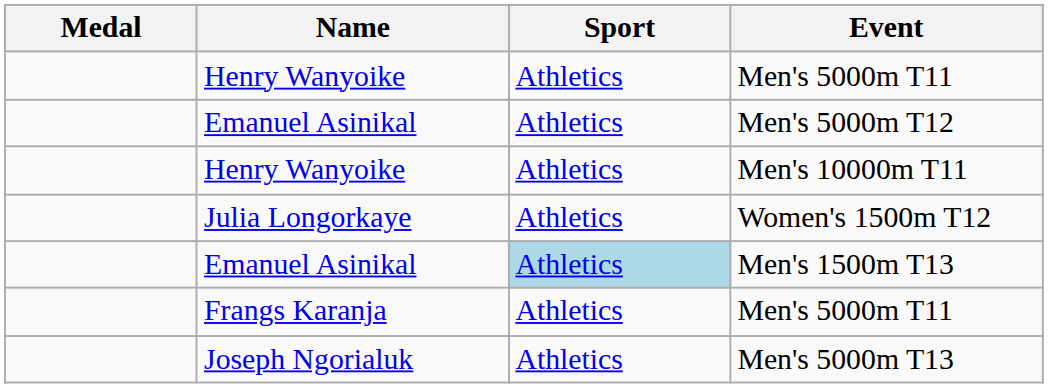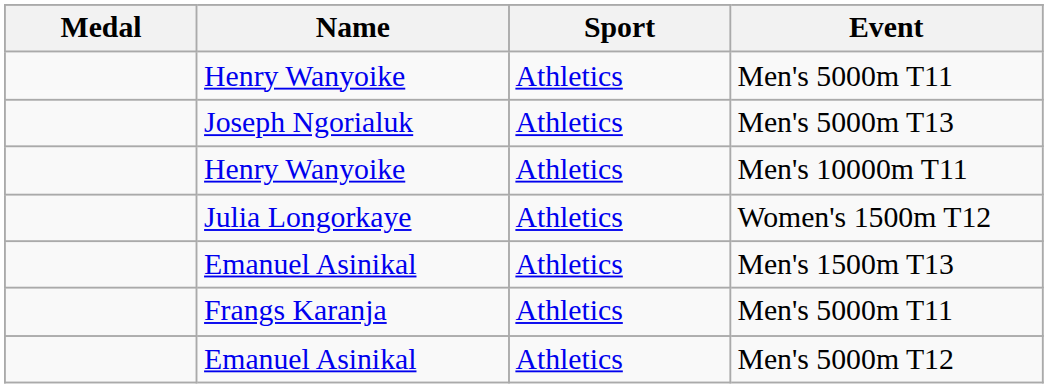rows swapped: (309, 358) <-> (310, 122)
(569, 264) lightblue background -> (569, 264) no background
